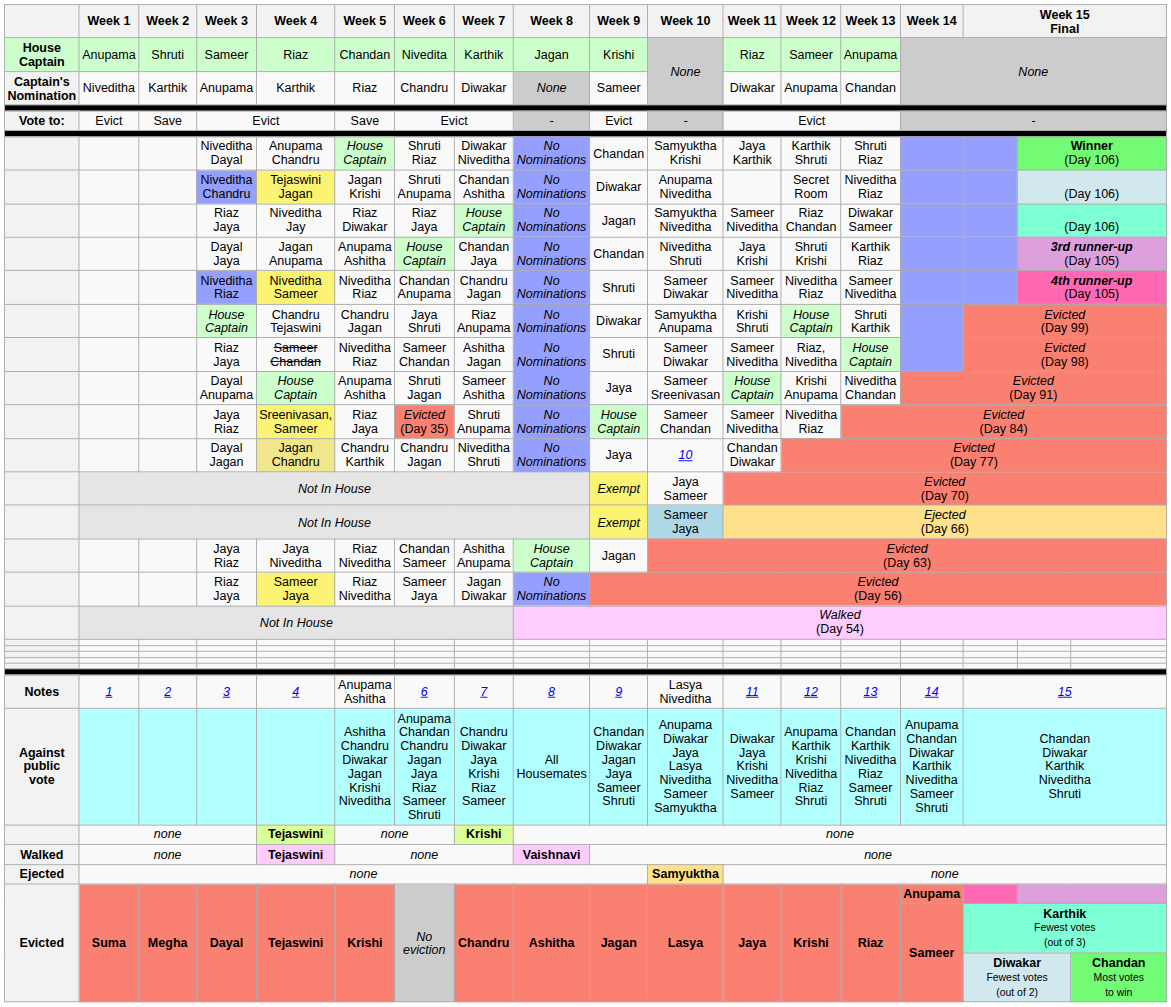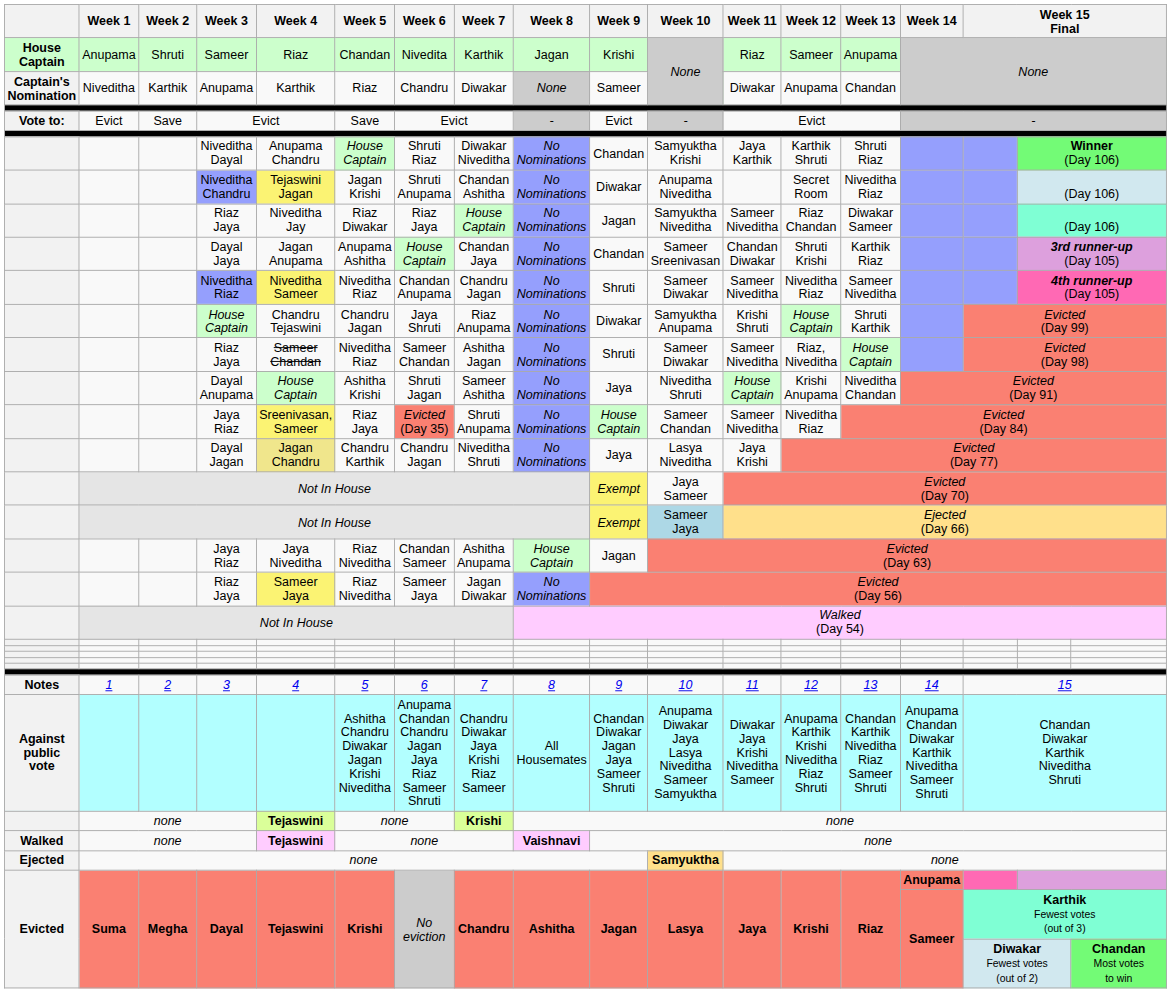(685, 254) Niveditha Shruti -> (685, 254) Sameer Sreenivasan
(752, 254) Jaya Krishi -> (752, 254) Chandan Diwakar
(365, 388) Anupama Ashitha -> (365, 388) Ashitha Krishi
(685, 388) Sameer Sreenivasan -> (685, 388) Niveditha Shruti
(685, 455) 10 -> (685, 455) Lasya Niveditha
(752, 455) Chandan Diwakar -> (752, 455) Jaya Krishi
(365, 691) Anupama Ashitha -> (365, 684) 5
(685, 691) Lasya Niveditha -> (685, 684) 10
